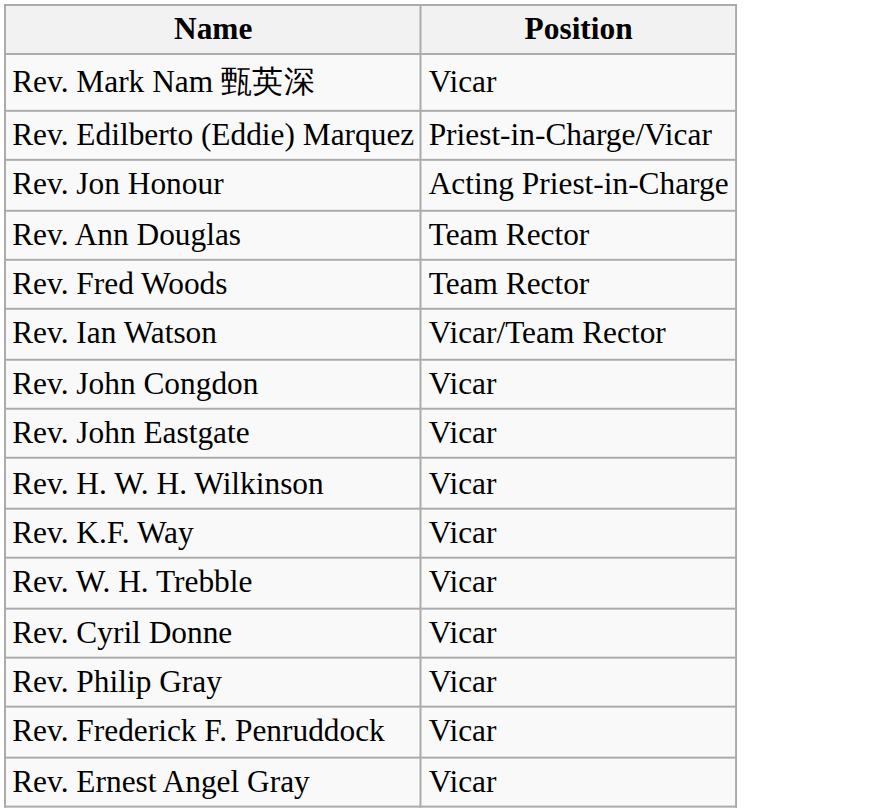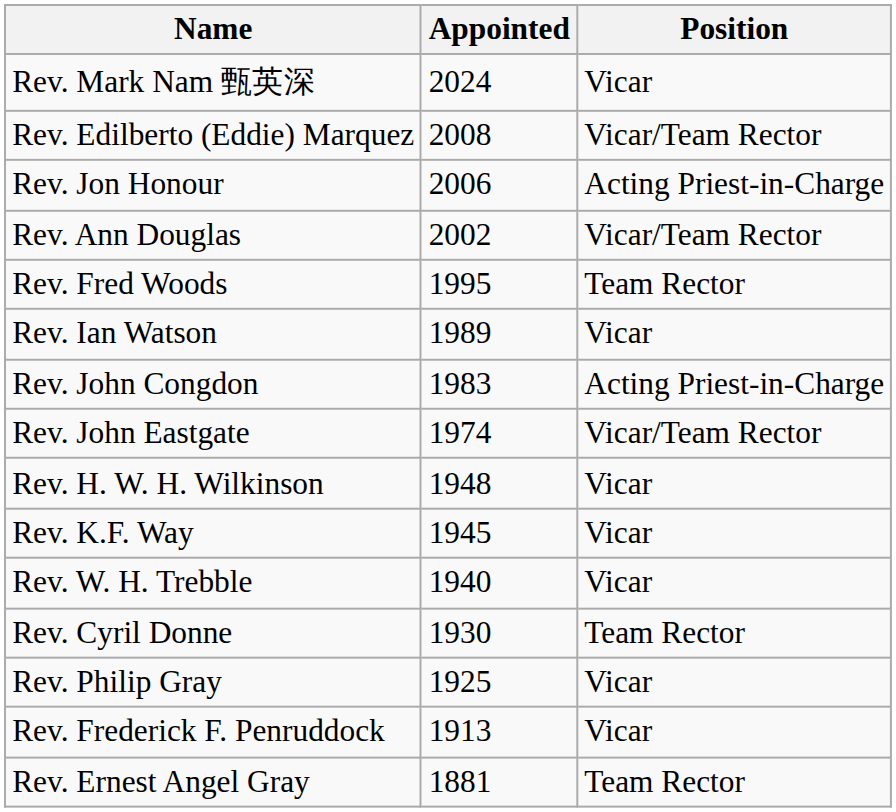+ column: (499, 29)
(570, 134) Priest-in-Charge/Vicar -> (703, 134) Vicar/Team Rector
(509, 234) Team Rector -> (703, 234) Vicar/Team Rector
(547, 333) Vicar/Team Rector -> (618, 333) Vicar
(463, 383) Vicar -> (734, 383) Acting Priest-in-Charge
(463, 433) Vicar -> (703, 433) Vicar/Team Rector
(463, 632) Vicar -> (665, 632) Team Rector
(463, 781) Vicar -> (665, 781) Team Rector
